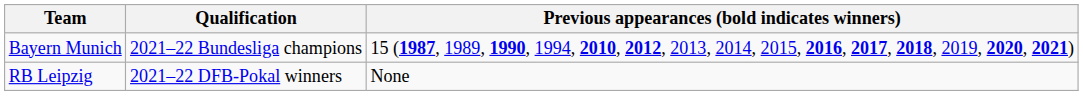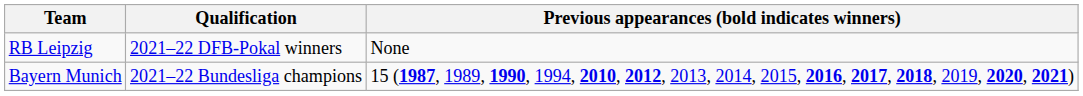rows swapped: (51, 76) <-> (65, 47)
